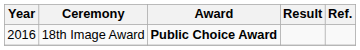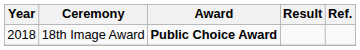(22, 34) 2016 -> (22, 34) 2018
